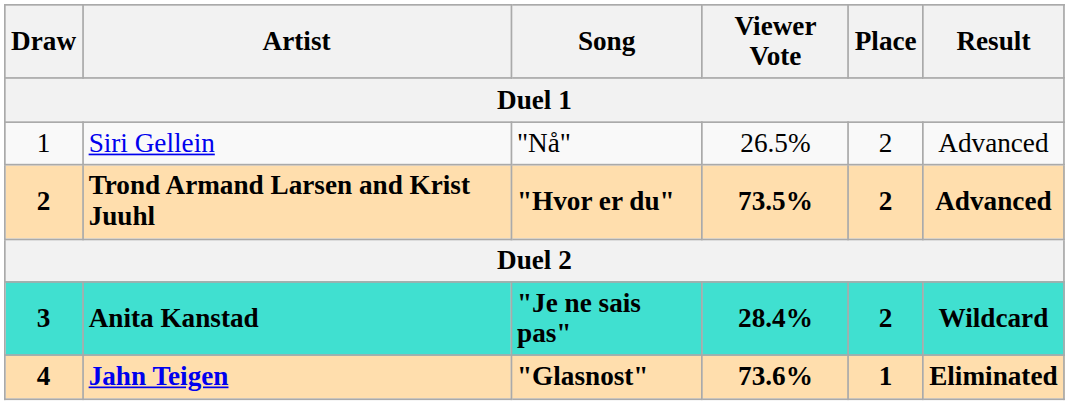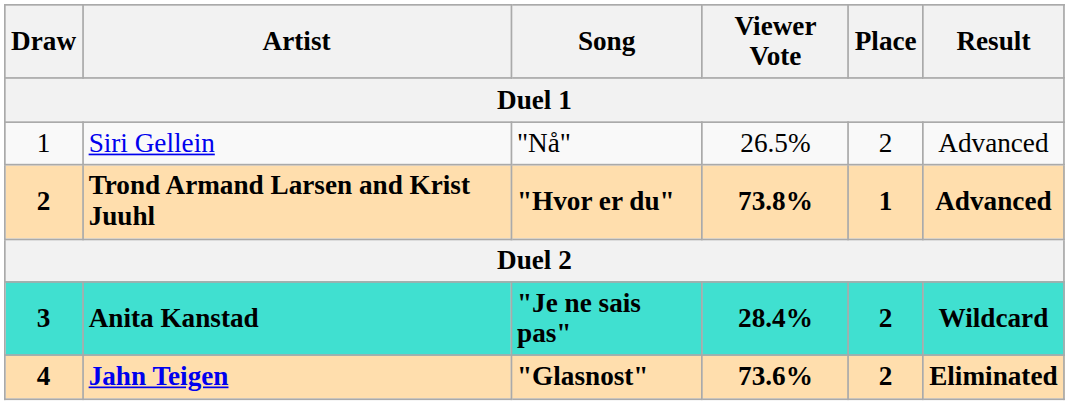(775, 201) 73.5% -> (775, 201) 73.8%
(886, 201) 2 -> (886, 201) 1
(886, 376) 1 -> (886, 376) 2
